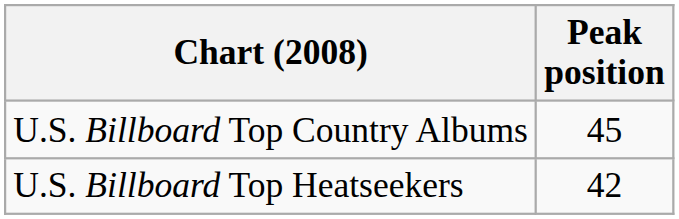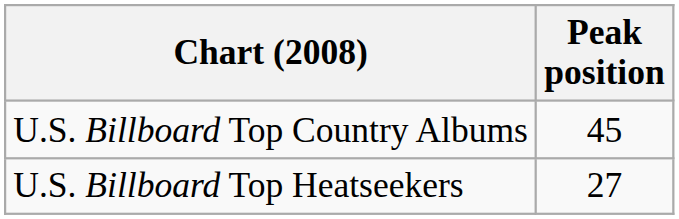(605, 185) 42 -> (605, 185) 27
